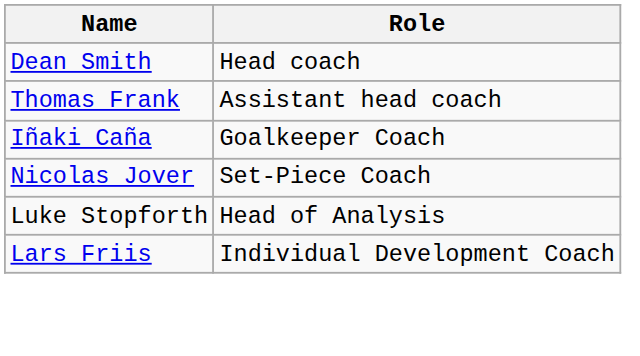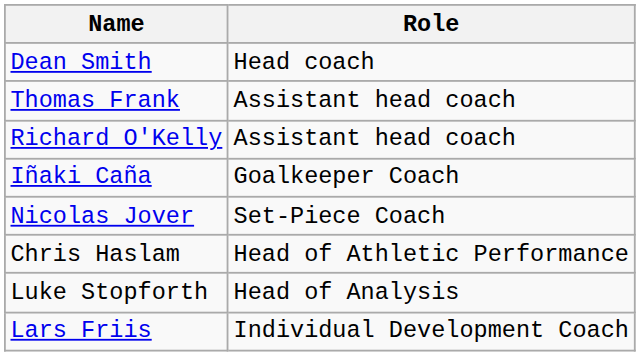+ row: (116, 139)
+ row: (95, 254)
